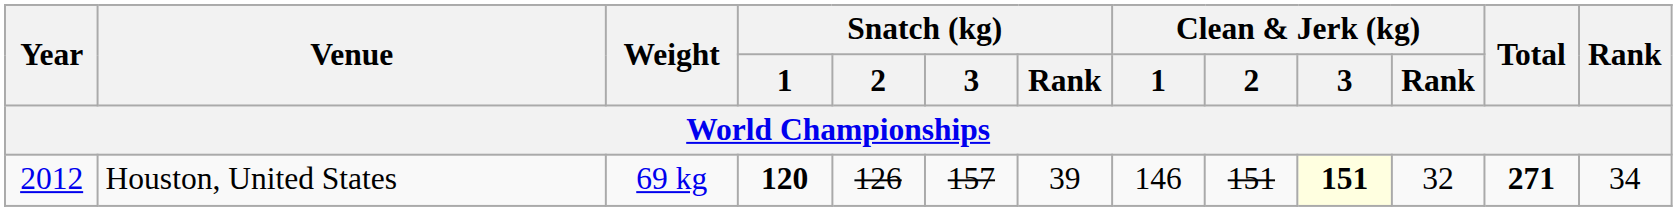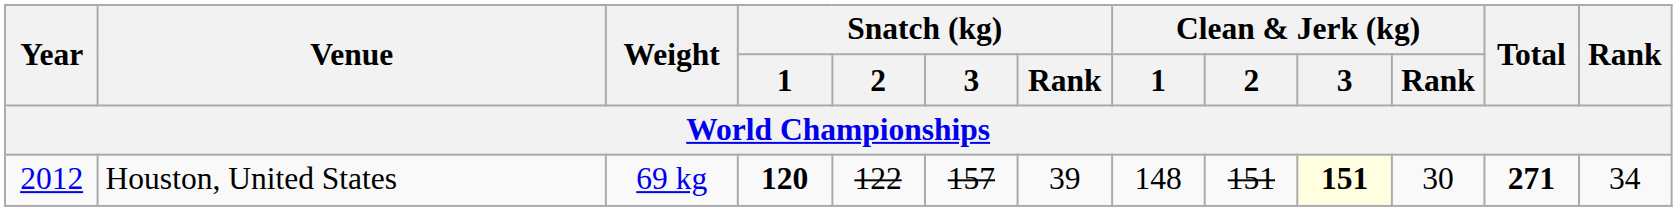(878, 179) 126 -> (878, 179) 122
(1158, 179) 146 -> (1158, 179) 148
(1438, 179) 32 -> (1438, 179) 30
